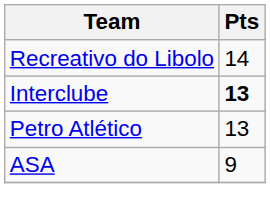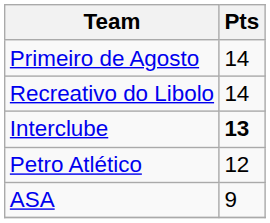+ row: (104, 57)
(237, 128) 13 -> (237, 164) 12
